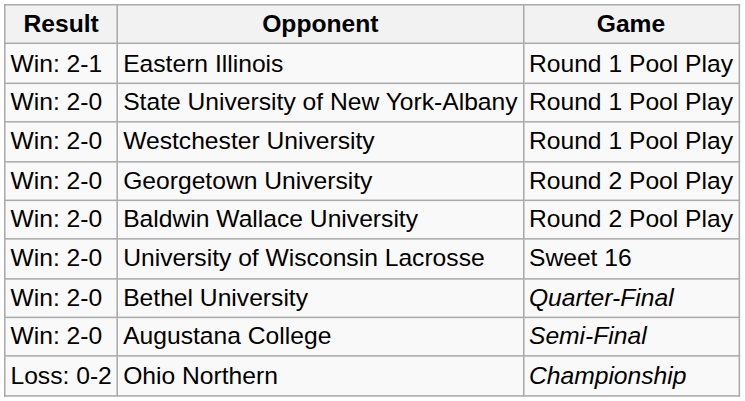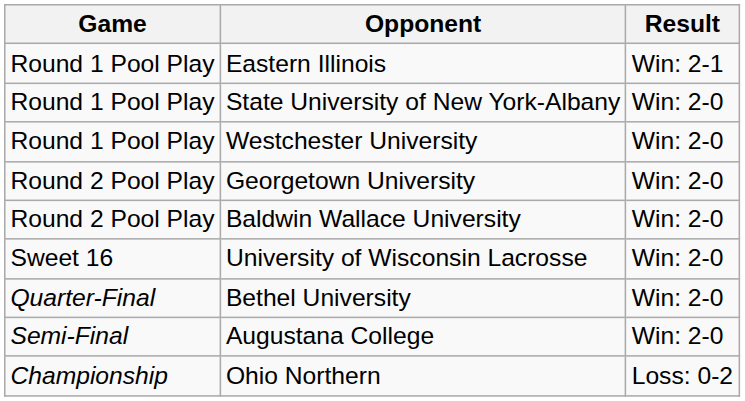columns swapped: (631, 24) <-> (61, 24)
